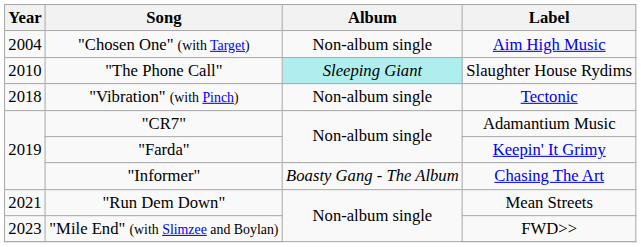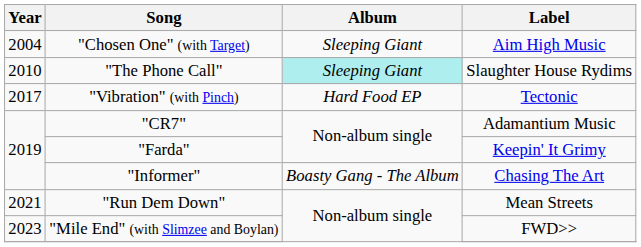(372, 44) Non-album single -> (372, 44) Sleeping Giant
(25, 96) 2018 -> (25, 96) 2017
(372, 96) Non-album single -> (372, 96) Hard Food EP
